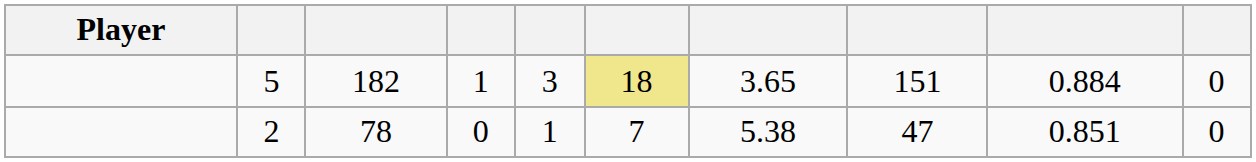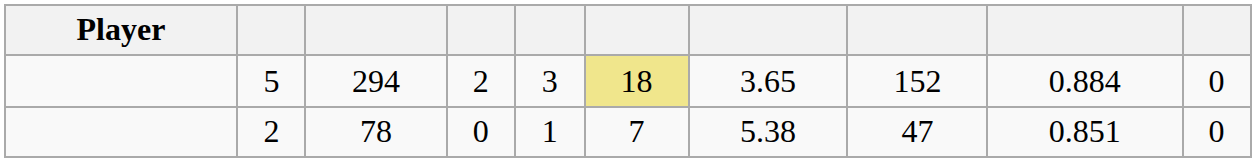(376, 80) 182 -> (376, 80) 294
(481, 80) 1 -> (481, 80) 2
(917, 80) 151 -> (917, 80) 152
